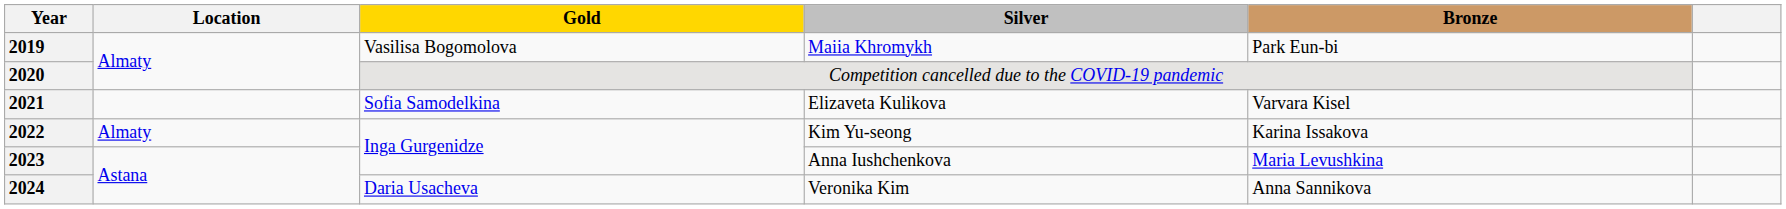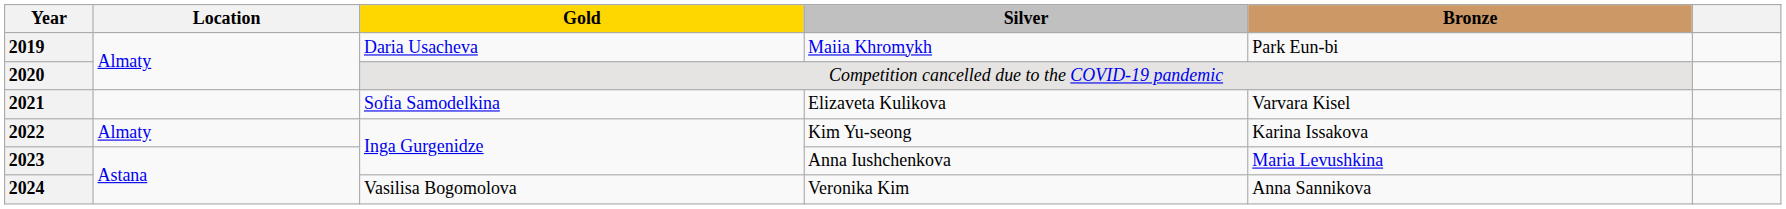(440, 47) Vasilisa Bogomolova -> (421, 47) Daria Usacheva
(421, 189) Daria Usacheva -> (440, 189) Vasilisa Bogomolova
